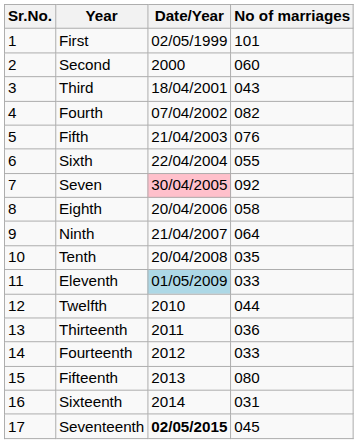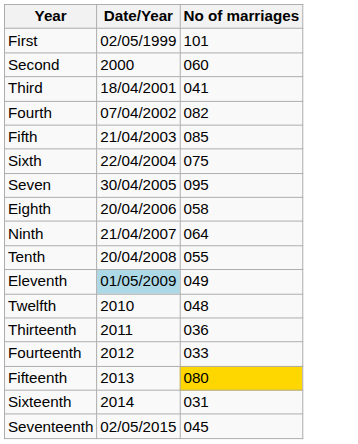- column: (30, 16)
(247, 88) 043 -> (196, 88) 041
(247, 137) 076 -> (196, 137) 085
(247, 161) 055 -> (196, 161) 075
(189, 185) pink background -> (138, 185) no background
(247, 185) 092 -> (196, 185) 095
(247, 257) 035 -> (196, 257) 055
(247, 281) 033 -> (196, 281) 049
(247, 305) 044 -> (196, 305) 048
(247, 378) no background -> (196, 378) gold background
(189, 426) bold -> (138, 426) normal
